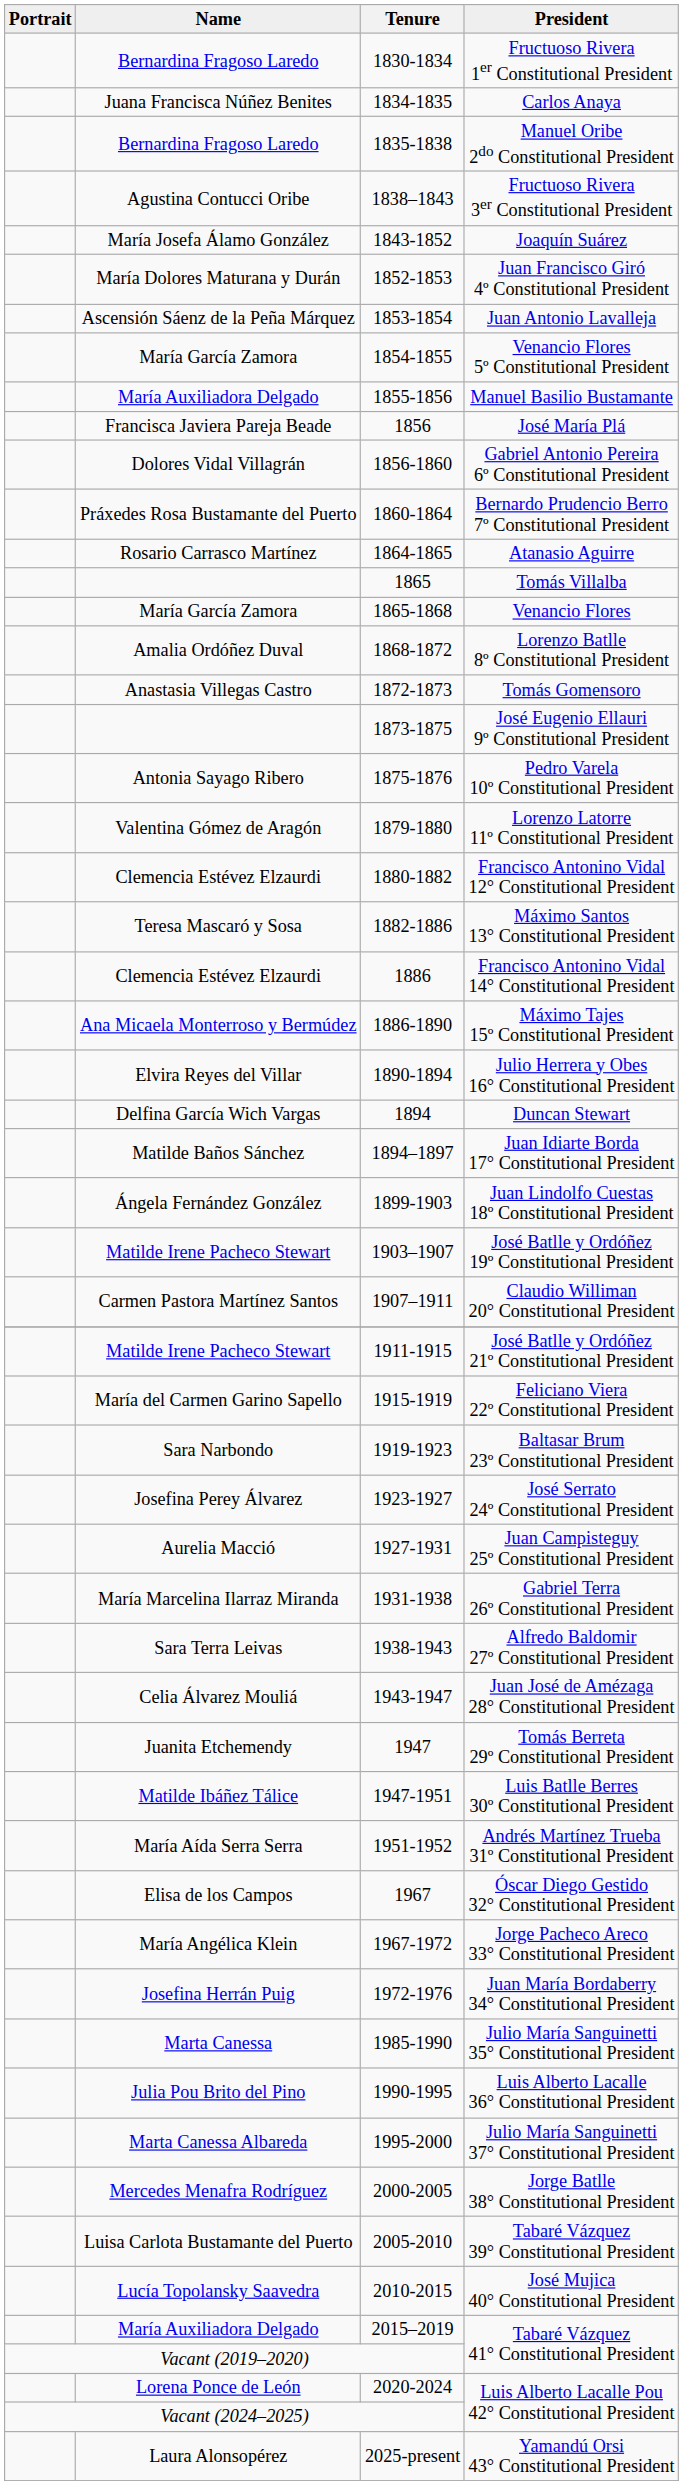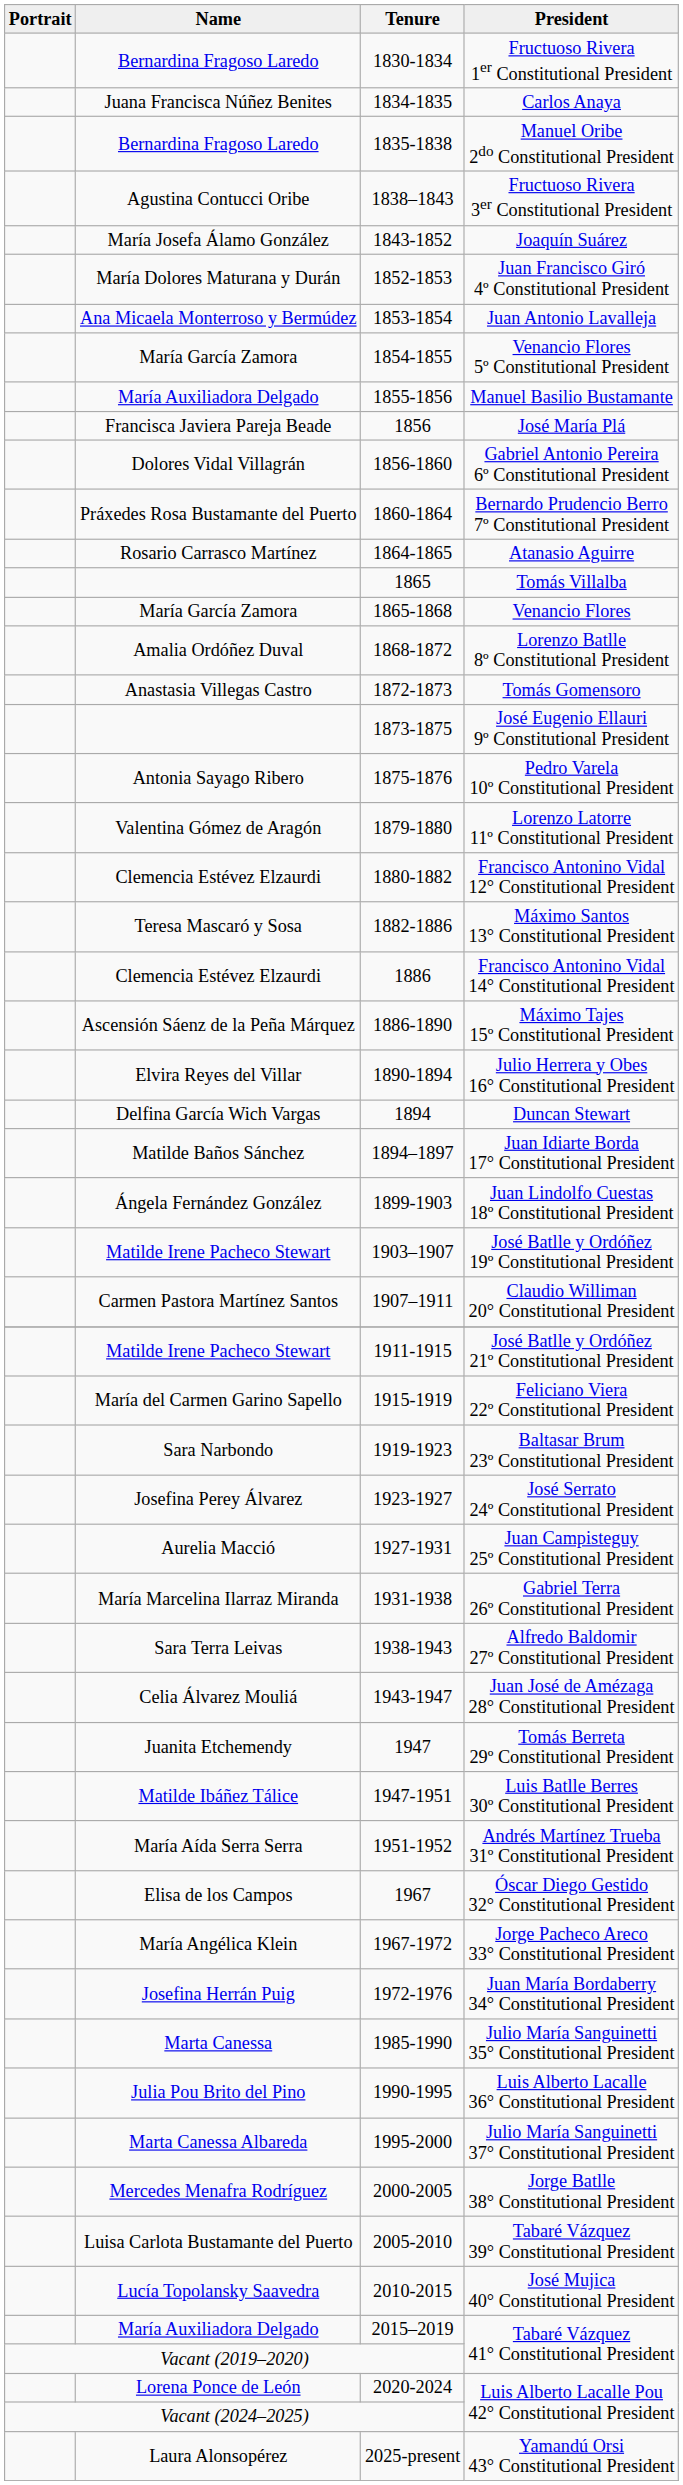(218, 318) Ascensión Sáenz de la Peña Márquez -> (218, 318) Ana Micaela Monterroso y Bermúdez
(218, 1025) Ana Micaela Monterroso y Bermúdez -> (218, 1025) Ascensión Sáenz de la Peña Márquez
